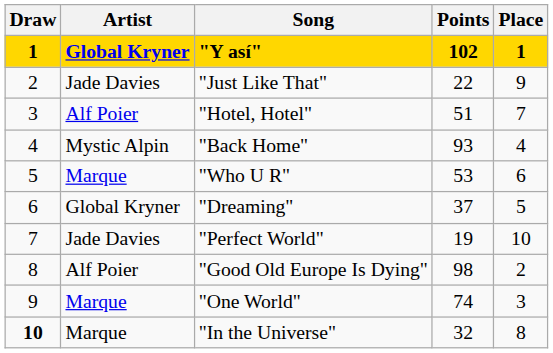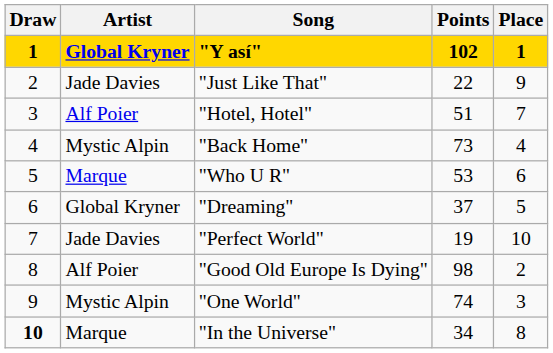(463, 144) 93 -> (463, 144) 73
(96, 301) Marque -> (117, 301) Mystic Alpin
(463, 332) 32 -> (463, 332) 34
